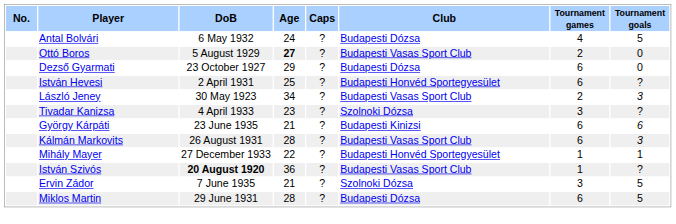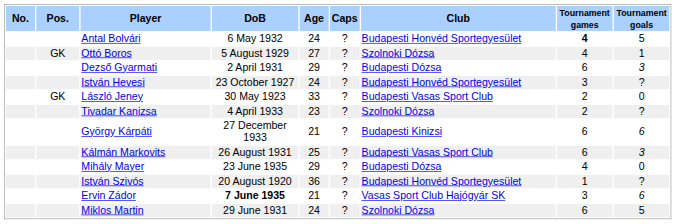+ column: (58, 18)
(380, 39) Budapesti Dózsa -> (441, 39) Budapesti Honvéd Sportegyesület
(580, 39) normal -> (585, 39) bold
(289, 53) bold -> (314, 53) normal
(406, 53) Budapesti Vasas Sport Club -> (398, 53) Szolnoki Dózsa
(580, 53) 2 -> (585, 53) 4
(640, 53) 0 -> (642, 53) 1
(226, 68) 23 October 1927 -> (255, 68) 2 April 1931
(640, 68) 0 -> (642, 68) 3
(226, 82) 2 April 1931 -> (255, 82) 23 October 1927
(289, 82) 25 -> (314, 82) 24
(580, 82) 6 -> (585, 82) 3
(289, 97) 34 -> (314, 97) 33
(640, 97) 3 -> (642, 97) 0
(580, 111) 3 -> (585, 111) 2
(226, 126) 23 June 1935 -> (255, 132) 27 December 1933
(289, 140) 28 -> (314, 152) 25
(226, 155) 27 December 1933 -> (255, 167) 23 June 1935
(289, 155) 22 -> (314, 167) 29
(420, 155) Budapesti Honvéd Sportegyesület -> (402, 167) Budapesti Dózsa
(580, 155) 1 -> (585, 167) 4
(640, 155) 1 -> (642, 167) 0
(226, 169) bold -> (255, 181) normal
(406, 169) Budapesti Vasas Sport Club -> (441, 181) Budapesti Honvéd Sportegyesület
(226, 184) normal -> (255, 196) bold
(377, 184) Szolnoki Dózsa -> (433, 196) Vasas Sport Club Hajógyár SK
(640, 184) 5 -> (642, 196) 6
(289, 198) 28 -> (314, 210) 24
(380, 198) Budapesti Dózsa -> (398, 210) Szolnoki Dózsa
